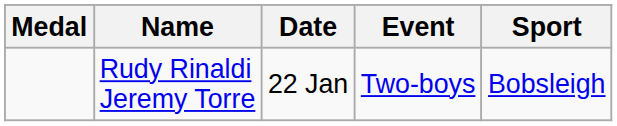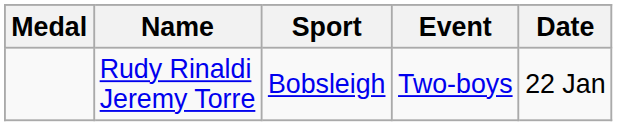columns swapped: (547, 26) <-> (308, 26)
